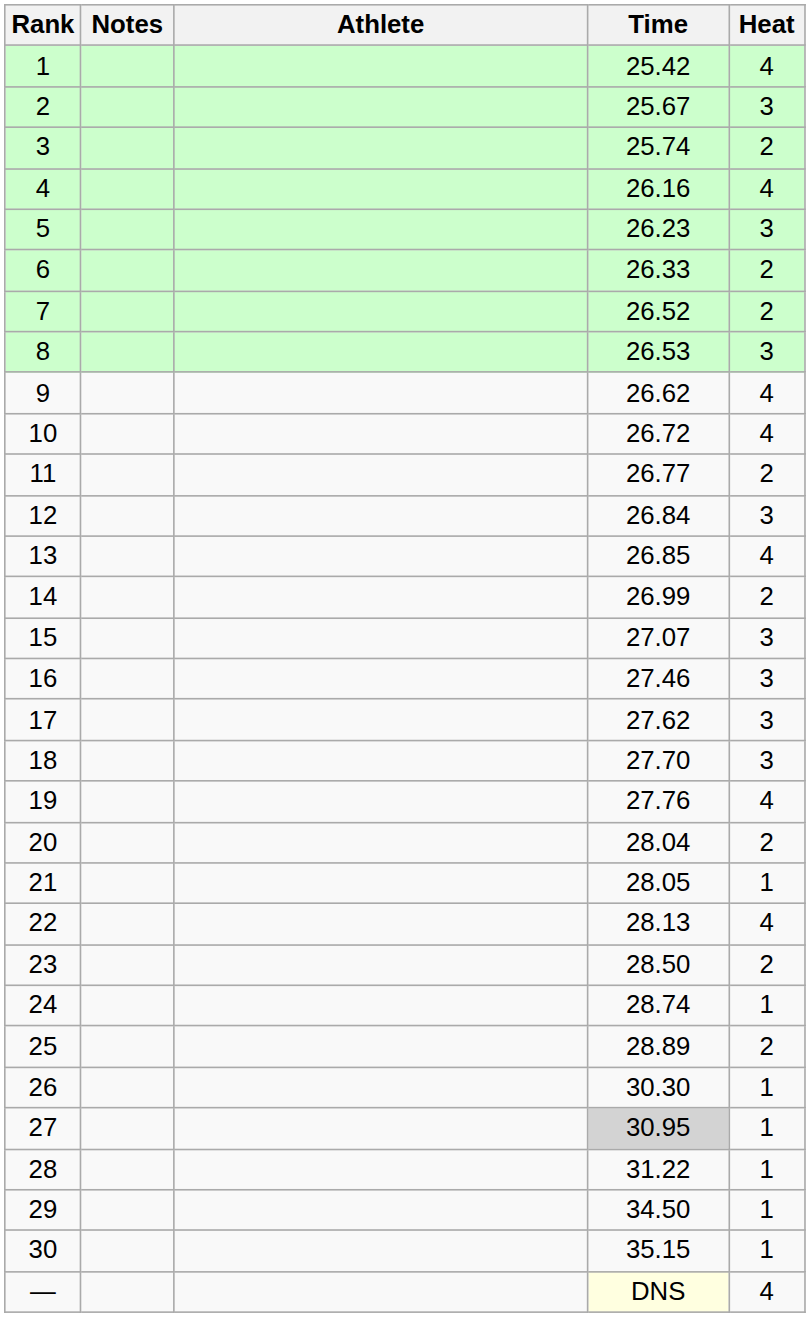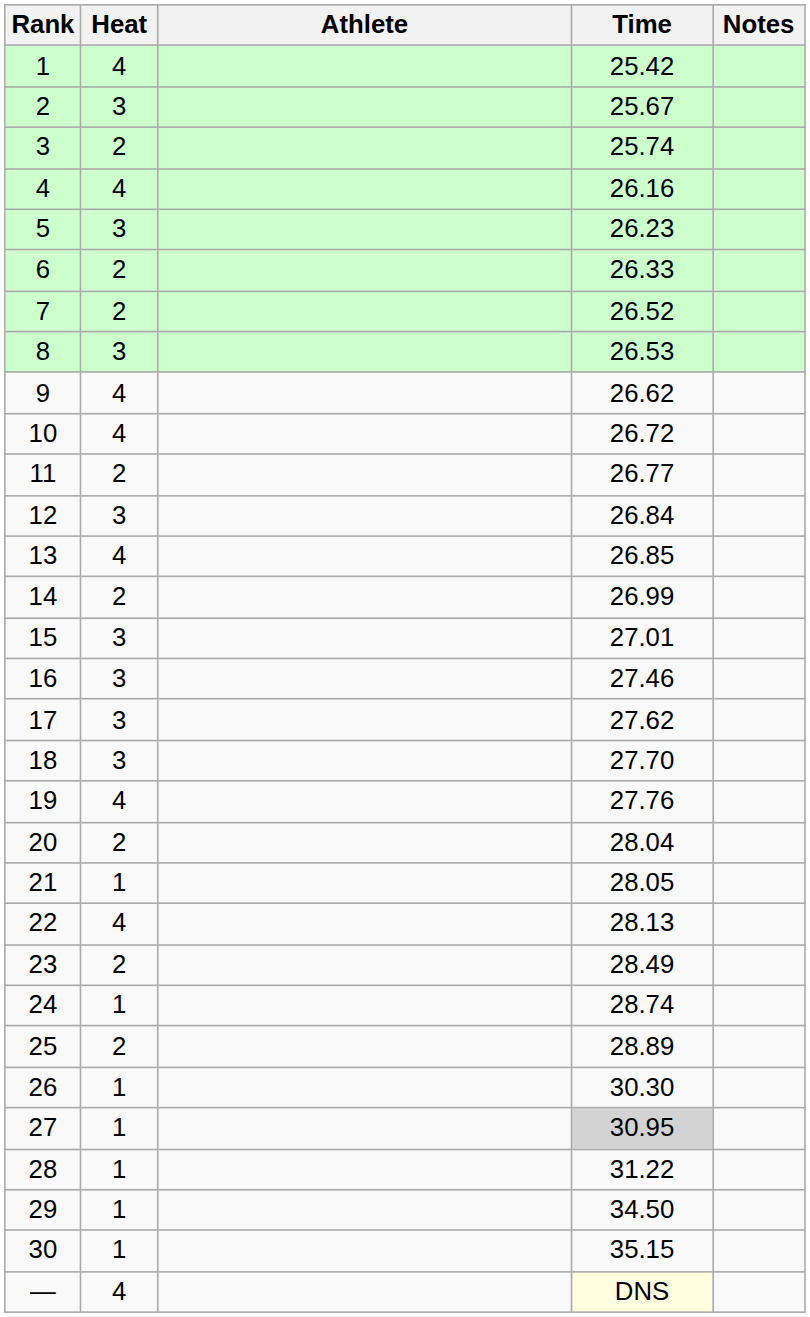columns swapped: (767, 24) <-> (127, 24)
(658, 637) 27.07 -> (642, 637) 27.01
(658, 964) 28.50 -> (642, 964) 28.49
